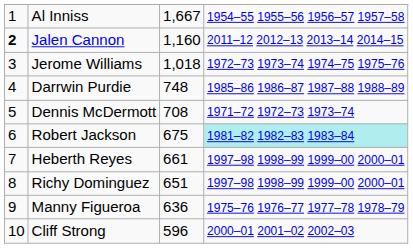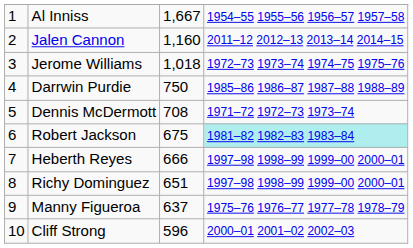(12, 40) bold -> (12, 40) normal
(176, 87) 748 -> (176, 87) 750
(176, 159) 661 -> (176, 159) 666
(176, 207) 636 -> (176, 207) 637
